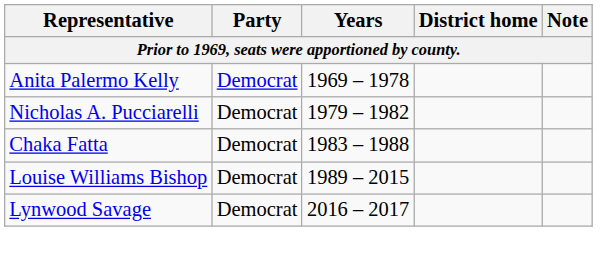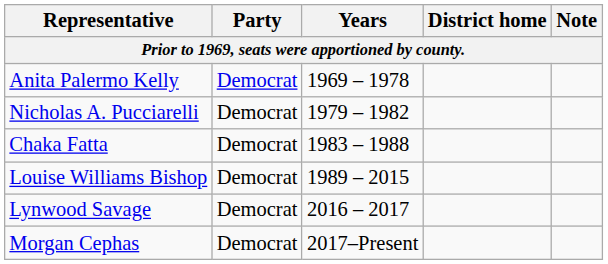+ row: (74, 242)
